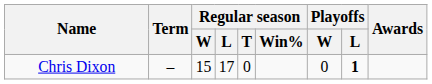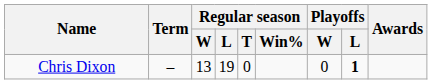(204, 66) 15 -> (204, 66) 13
(227, 66) 17 -> (227, 66) 19
